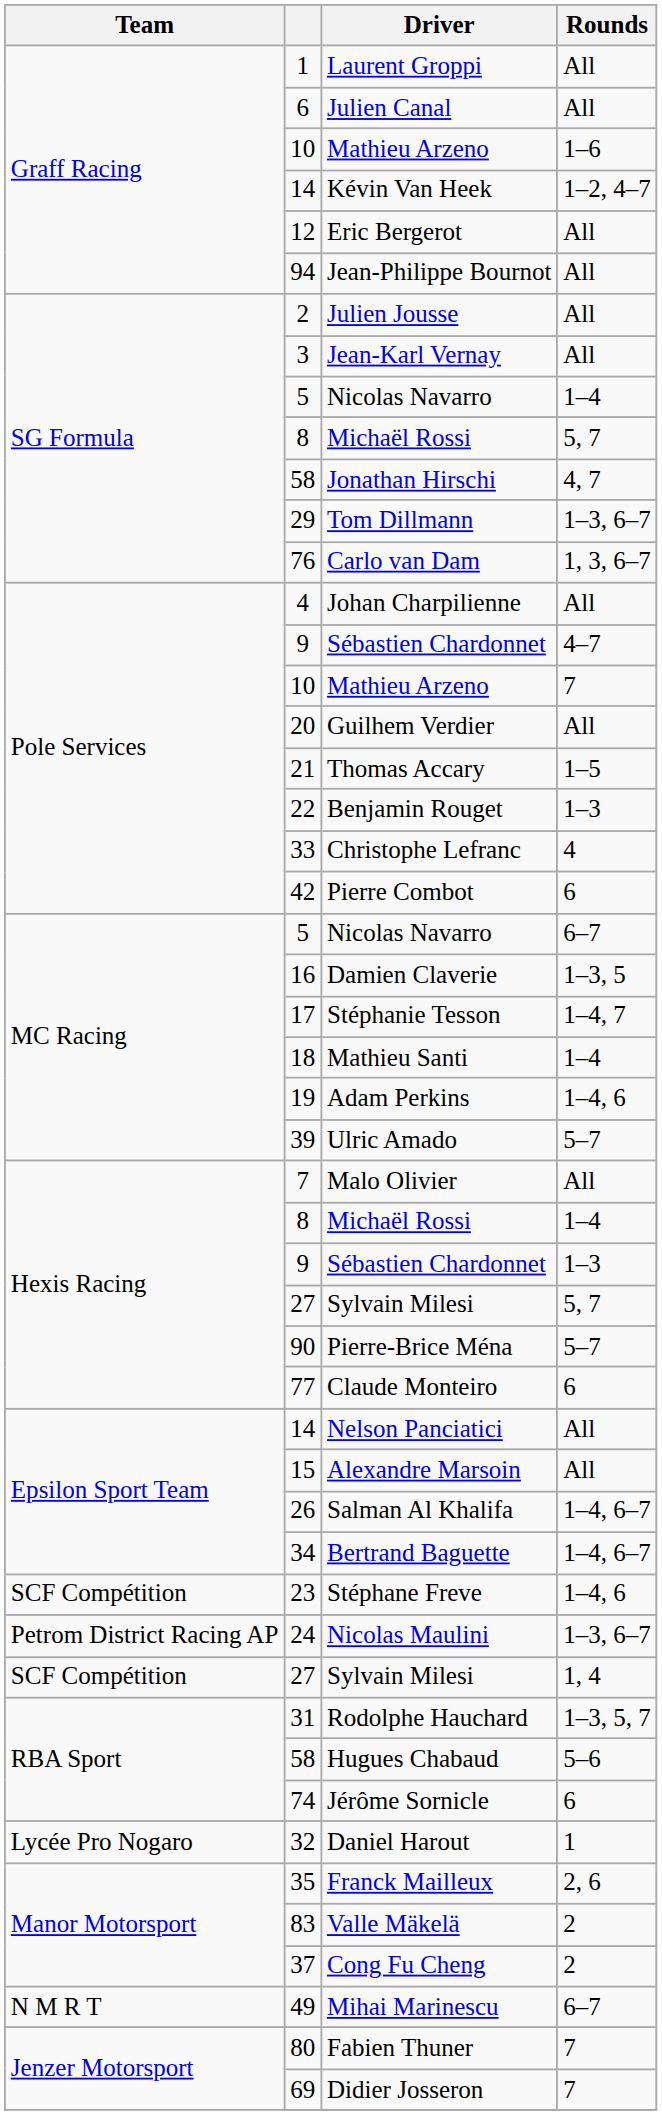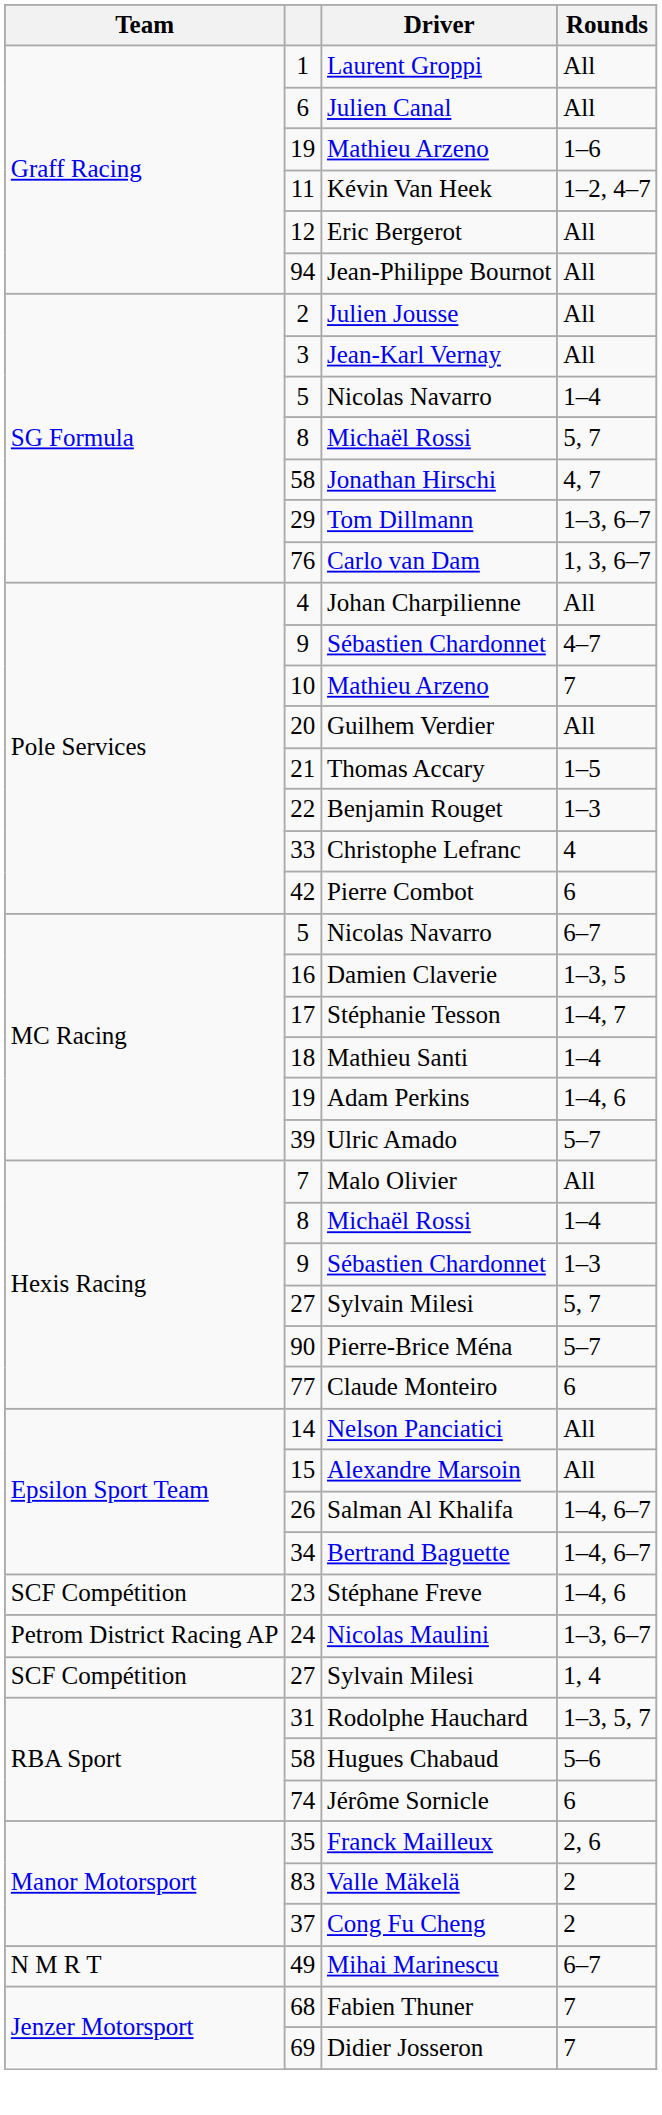(303, 148) 10 -> (303, 148) 19
(303, 189) 14 -> (303, 189) 11
- row: (398, 1841)
(303, 2047) 80 -> (303, 2006) 68
